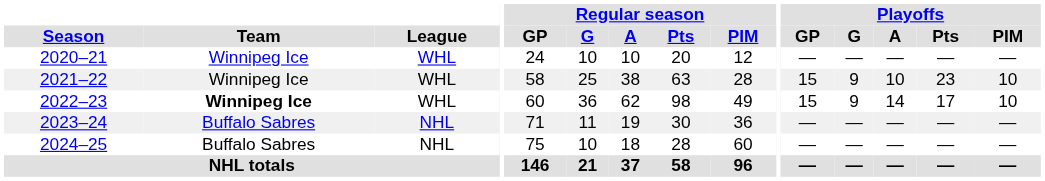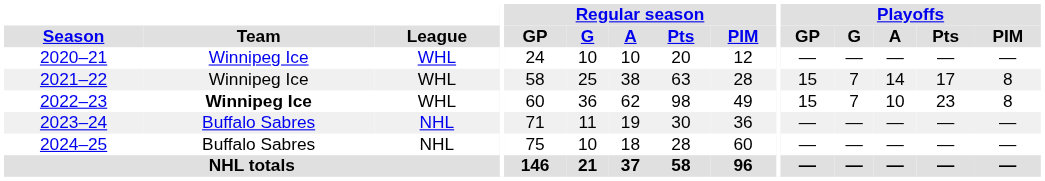(854, 79) 9 -> (854, 79) 7
(895, 79) 10 -> (895, 79) 14
(946, 79) 23 -> (946, 79) 17
(1008, 79) 10 -> (1008, 79) 8
(854, 101) 9 -> (854, 101) 7
(895, 101) 14 -> (895, 101) 10
(946, 101) 17 -> (946, 101) 23
(1008, 101) 10 -> (1008, 101) 8
